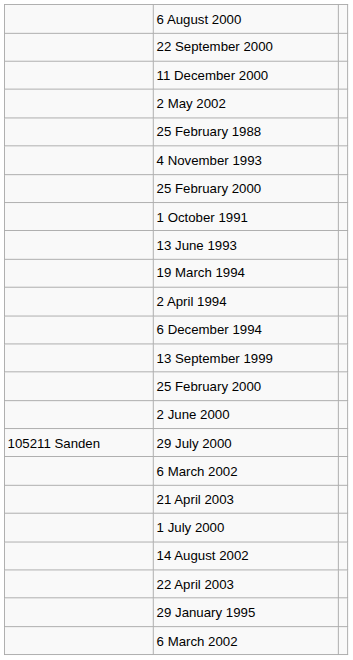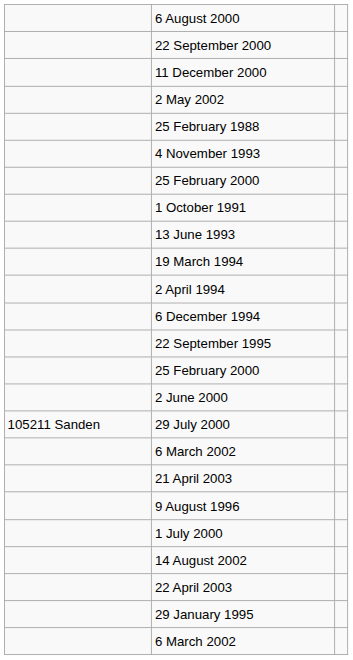+ row: (78, 343)
- row: (79, 358)
+ row: (78, 506)
